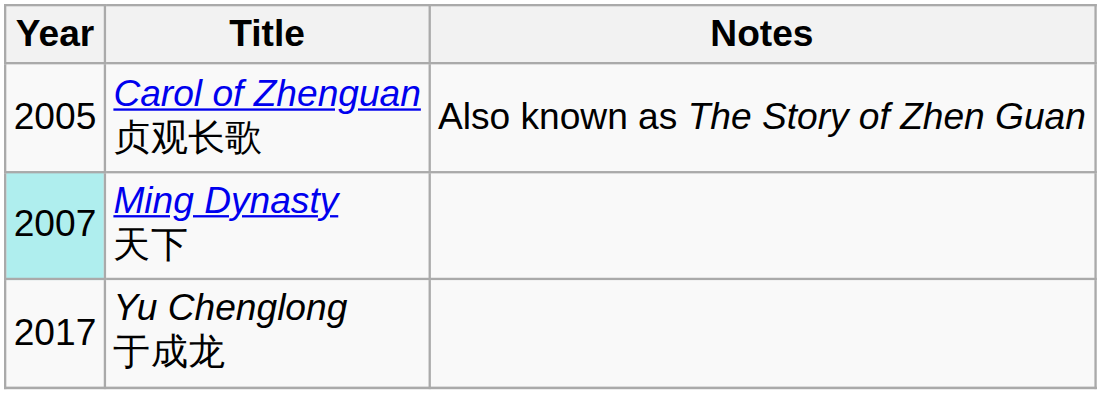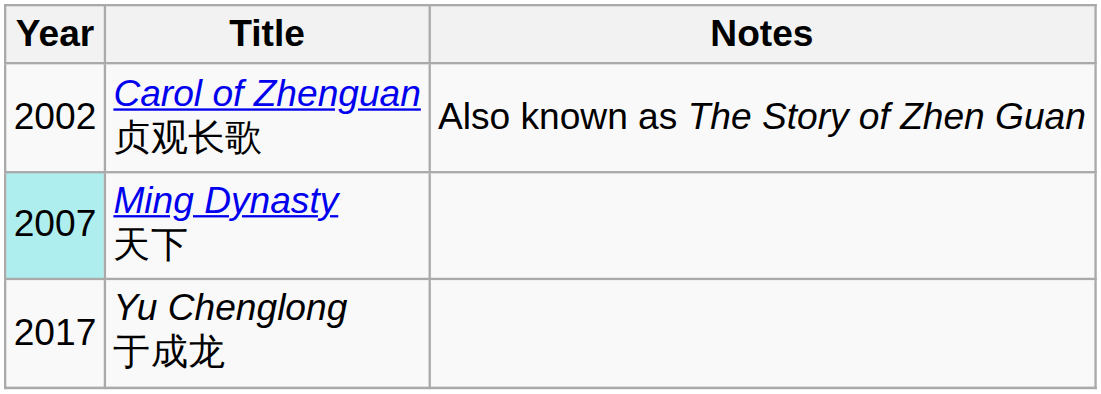(55, 117) 2005 -> (55, 117) 2002
